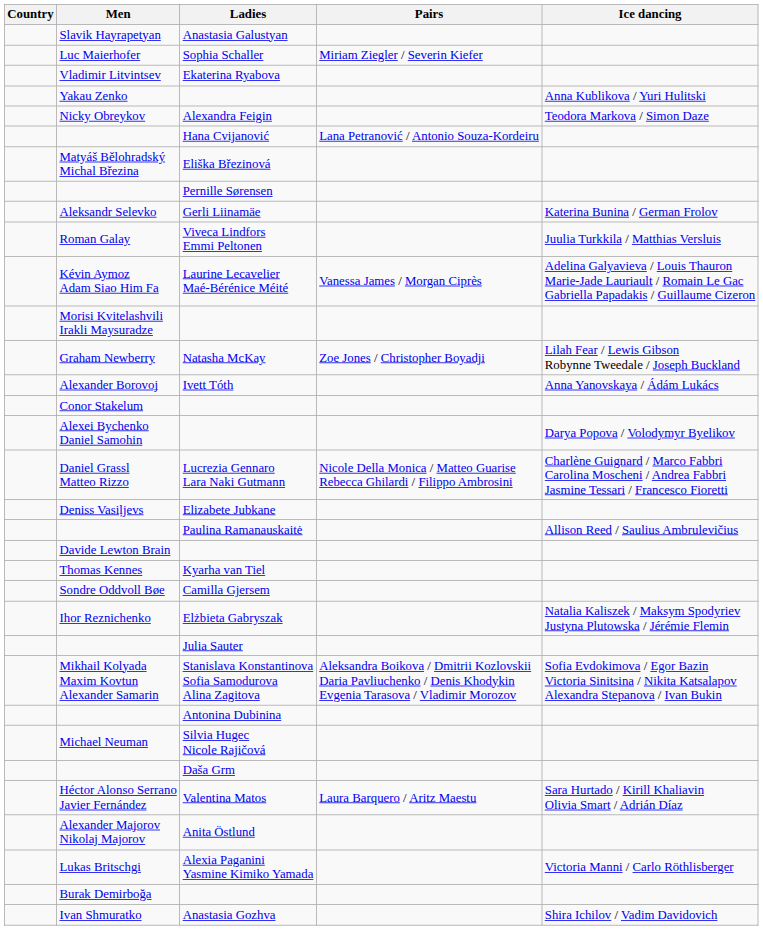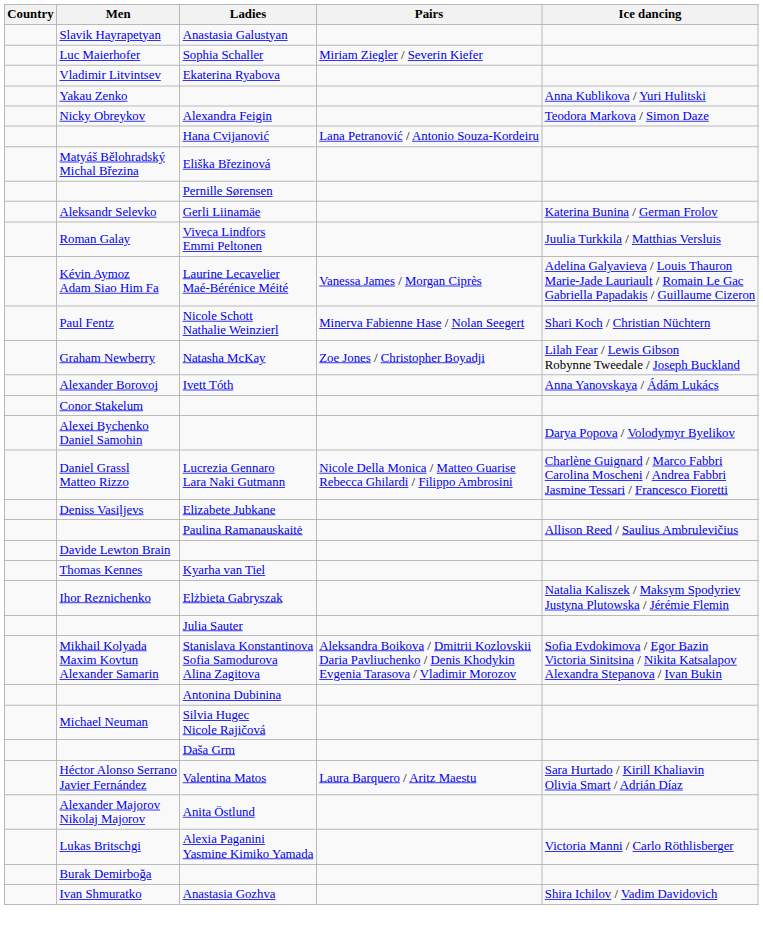- row: (111, 323)
+ row: (87, 323)
- row: (112, 590)
